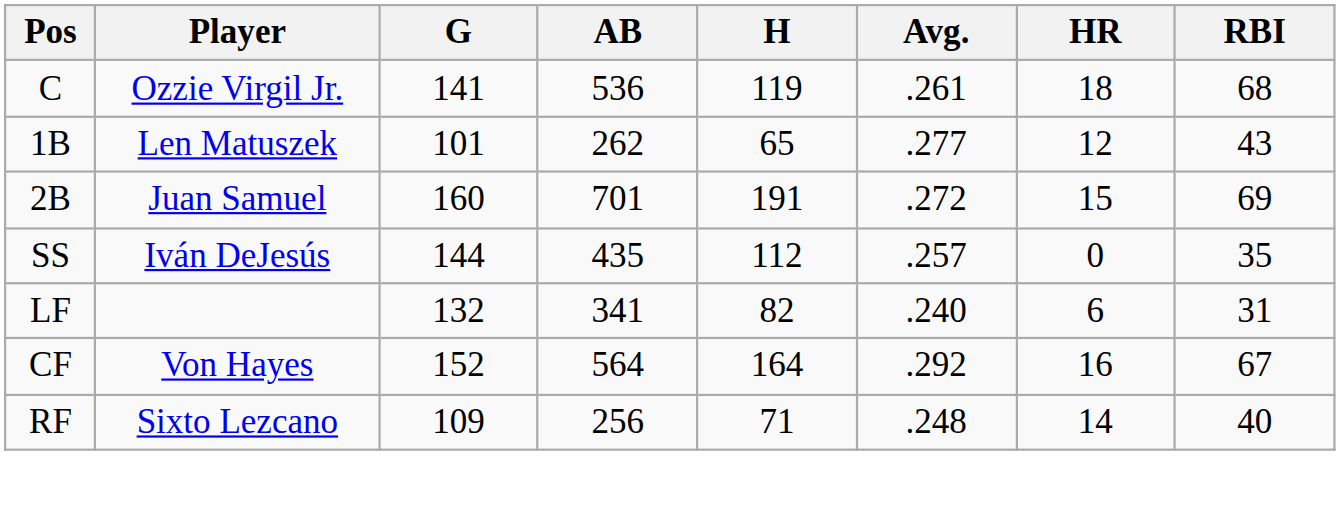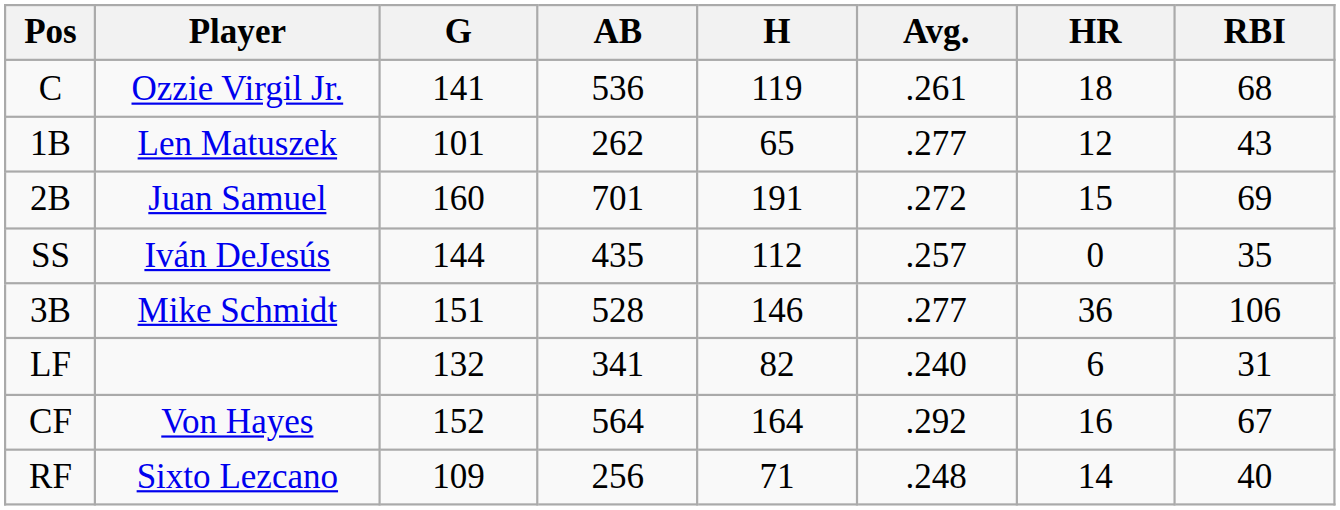+ row: (50, 310)
